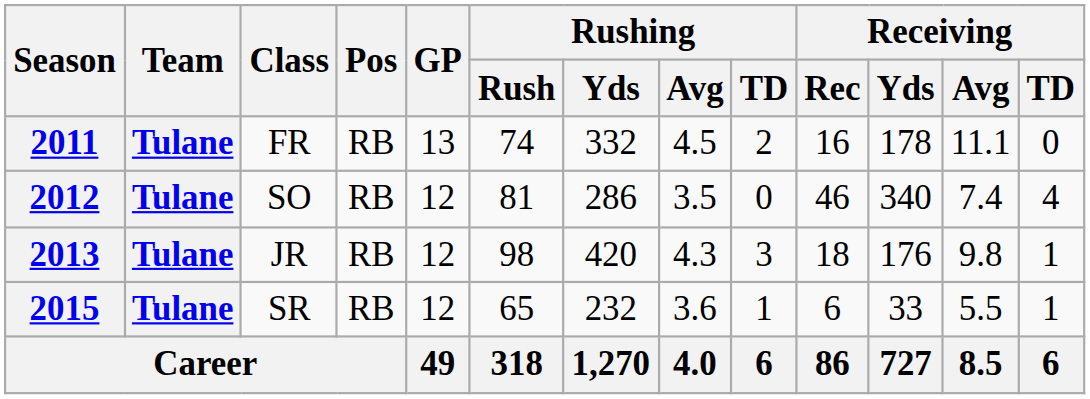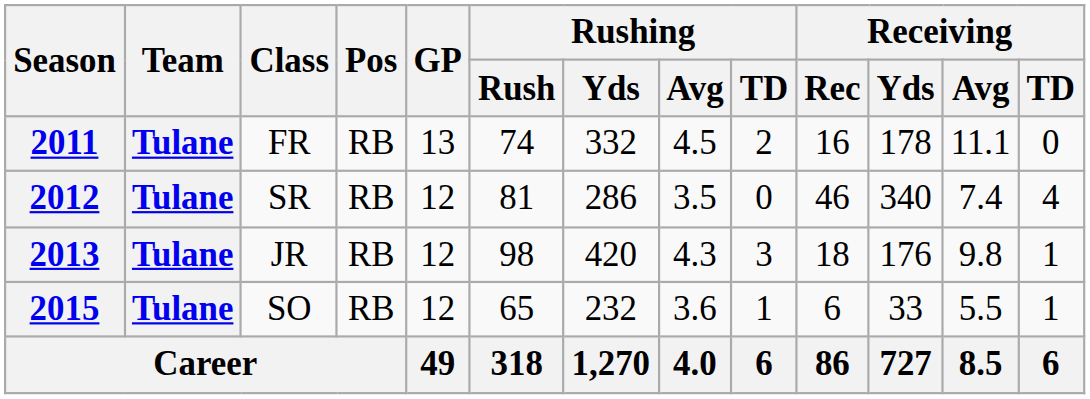(289, 198) SO -> (289, 198) SR
(289, 308) SR -> (289, 308) SO
